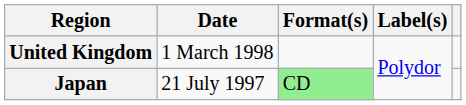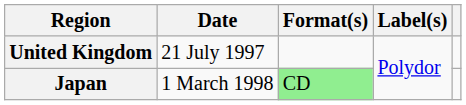(217, 52) 1 March 1998 -> (213, 52) 21 July 1997
(213, 83) 21 July 1997 -> (217, 83) 1 March 1998
